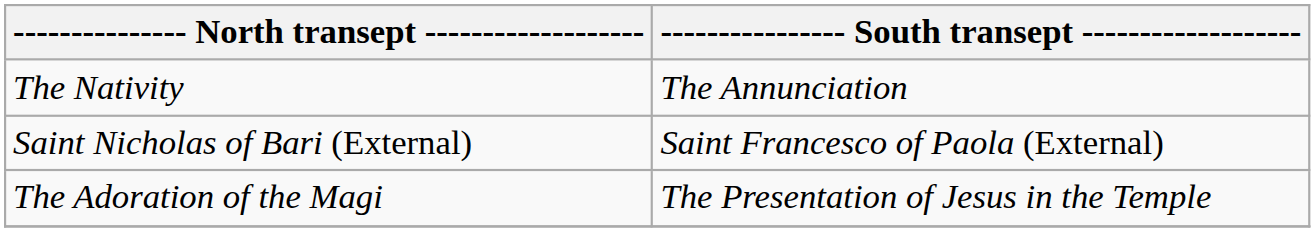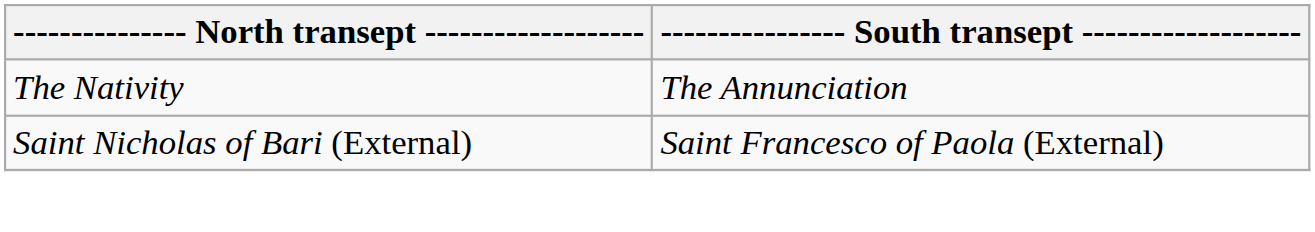- row: (198, 197)
